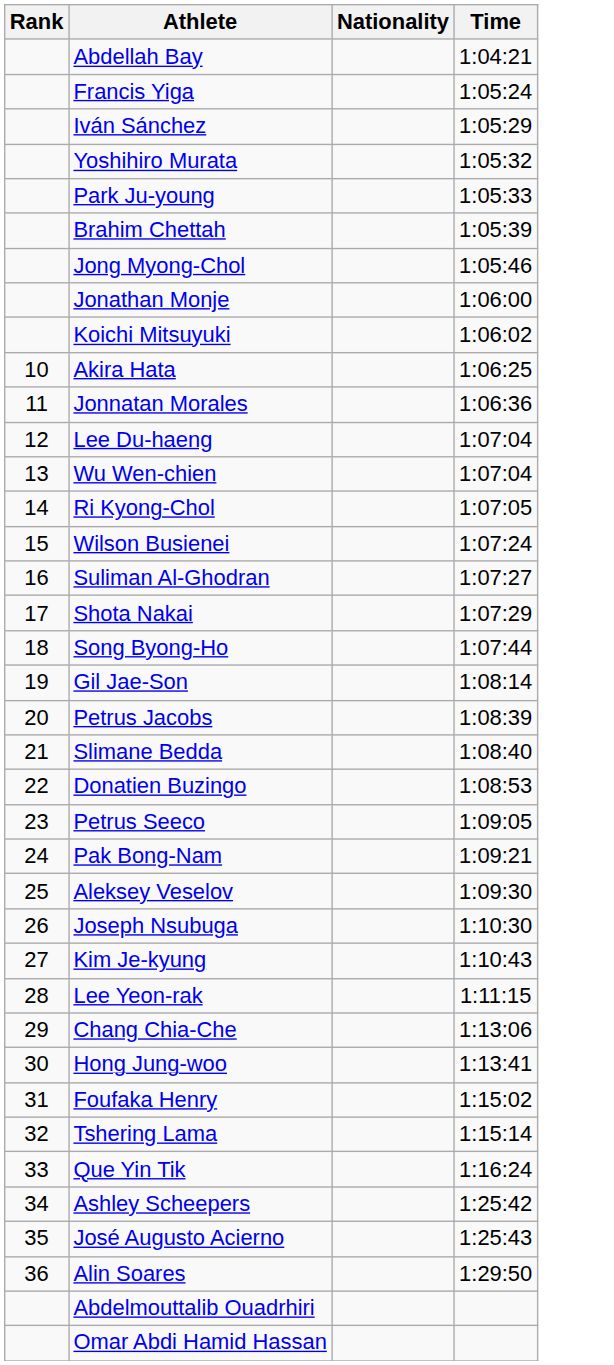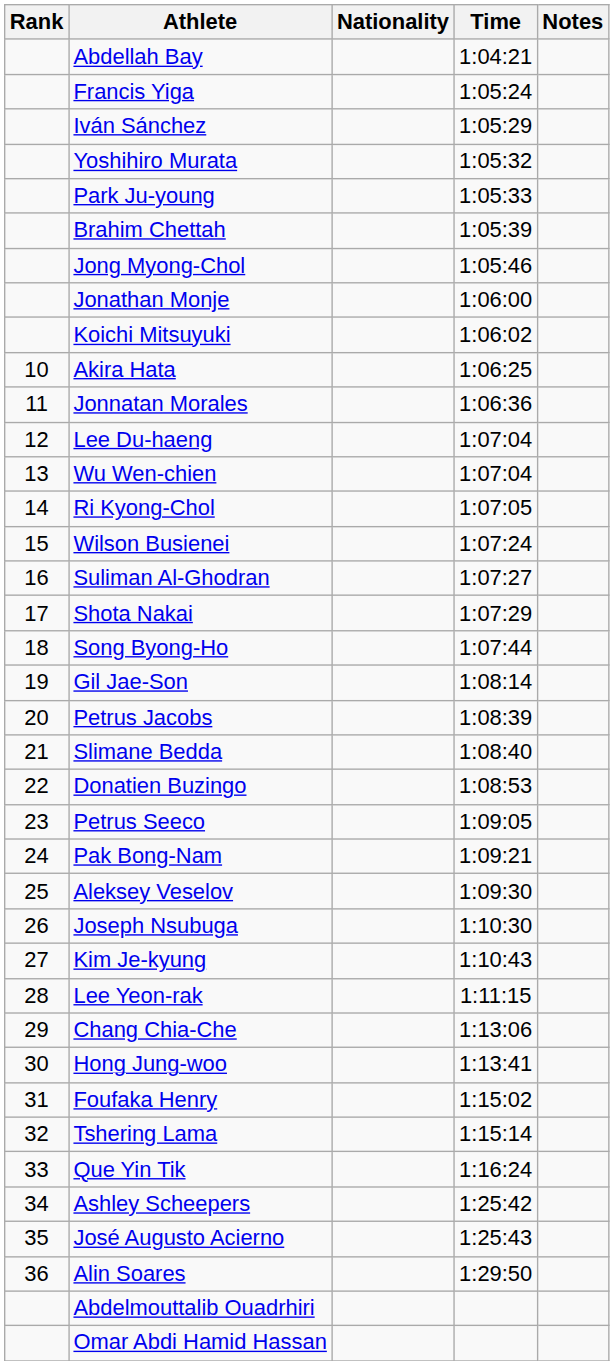+ column: (573, 21)
